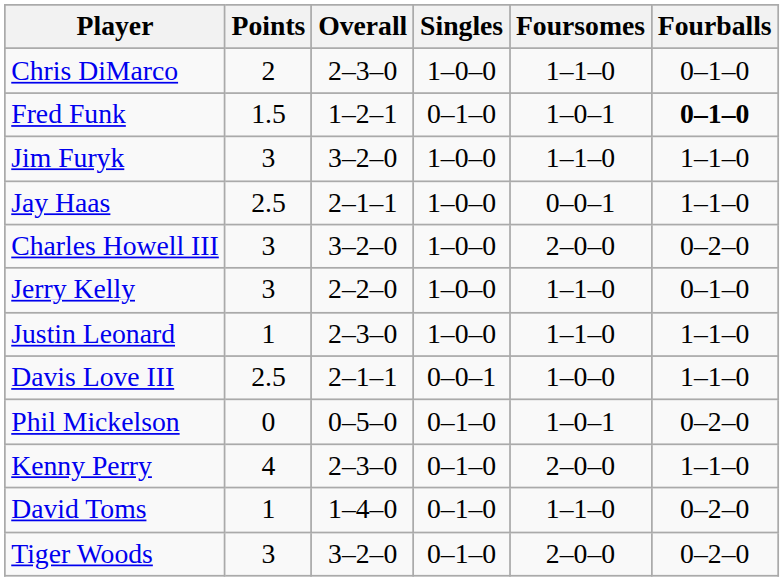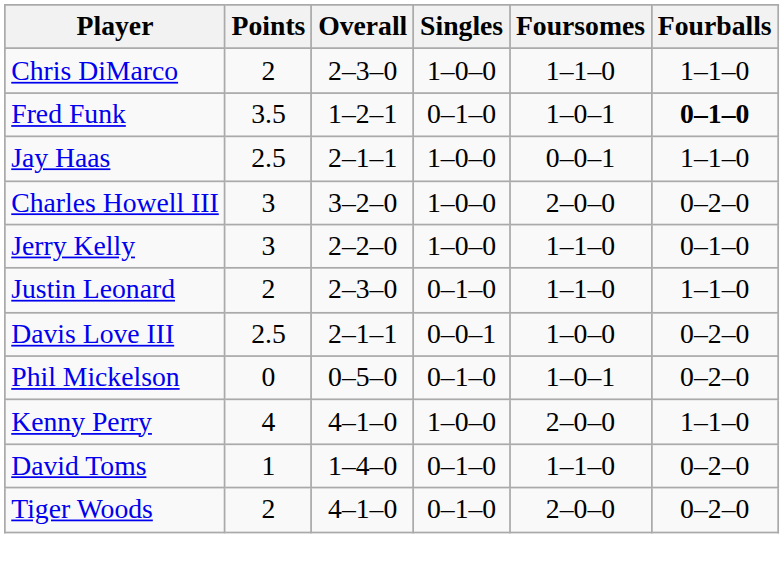(715, 70) 0–1–0 -> (715, 70) 1–1–0
(268, 114) 1.5 -> (268, 114) 3.5
- row: (68, 158)
(268, 333) 1 -> (268, 289) 2
(462, 333) 1–0–0 -> (462, 289) 0–1–0
(715, 377) 1–1–0 -> (715, 333) 0–2–0
(363, 465) 2–3–0 -> (363, 421) 4–1–0
(462, 465) 0–1–0 -> (462, 421) 1–0–0
(268, 553) 3 -> (268, 509) 2
(363, 553) 3–2–0 -> (363, 509) 4–1–0
